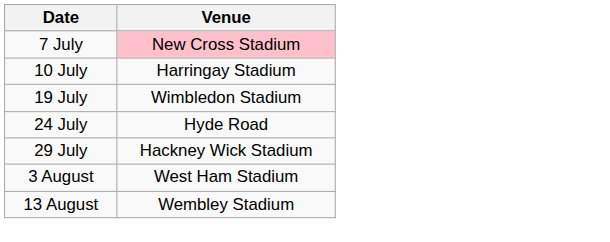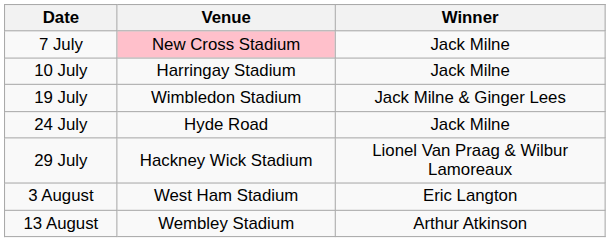+ column: (470, 17)
